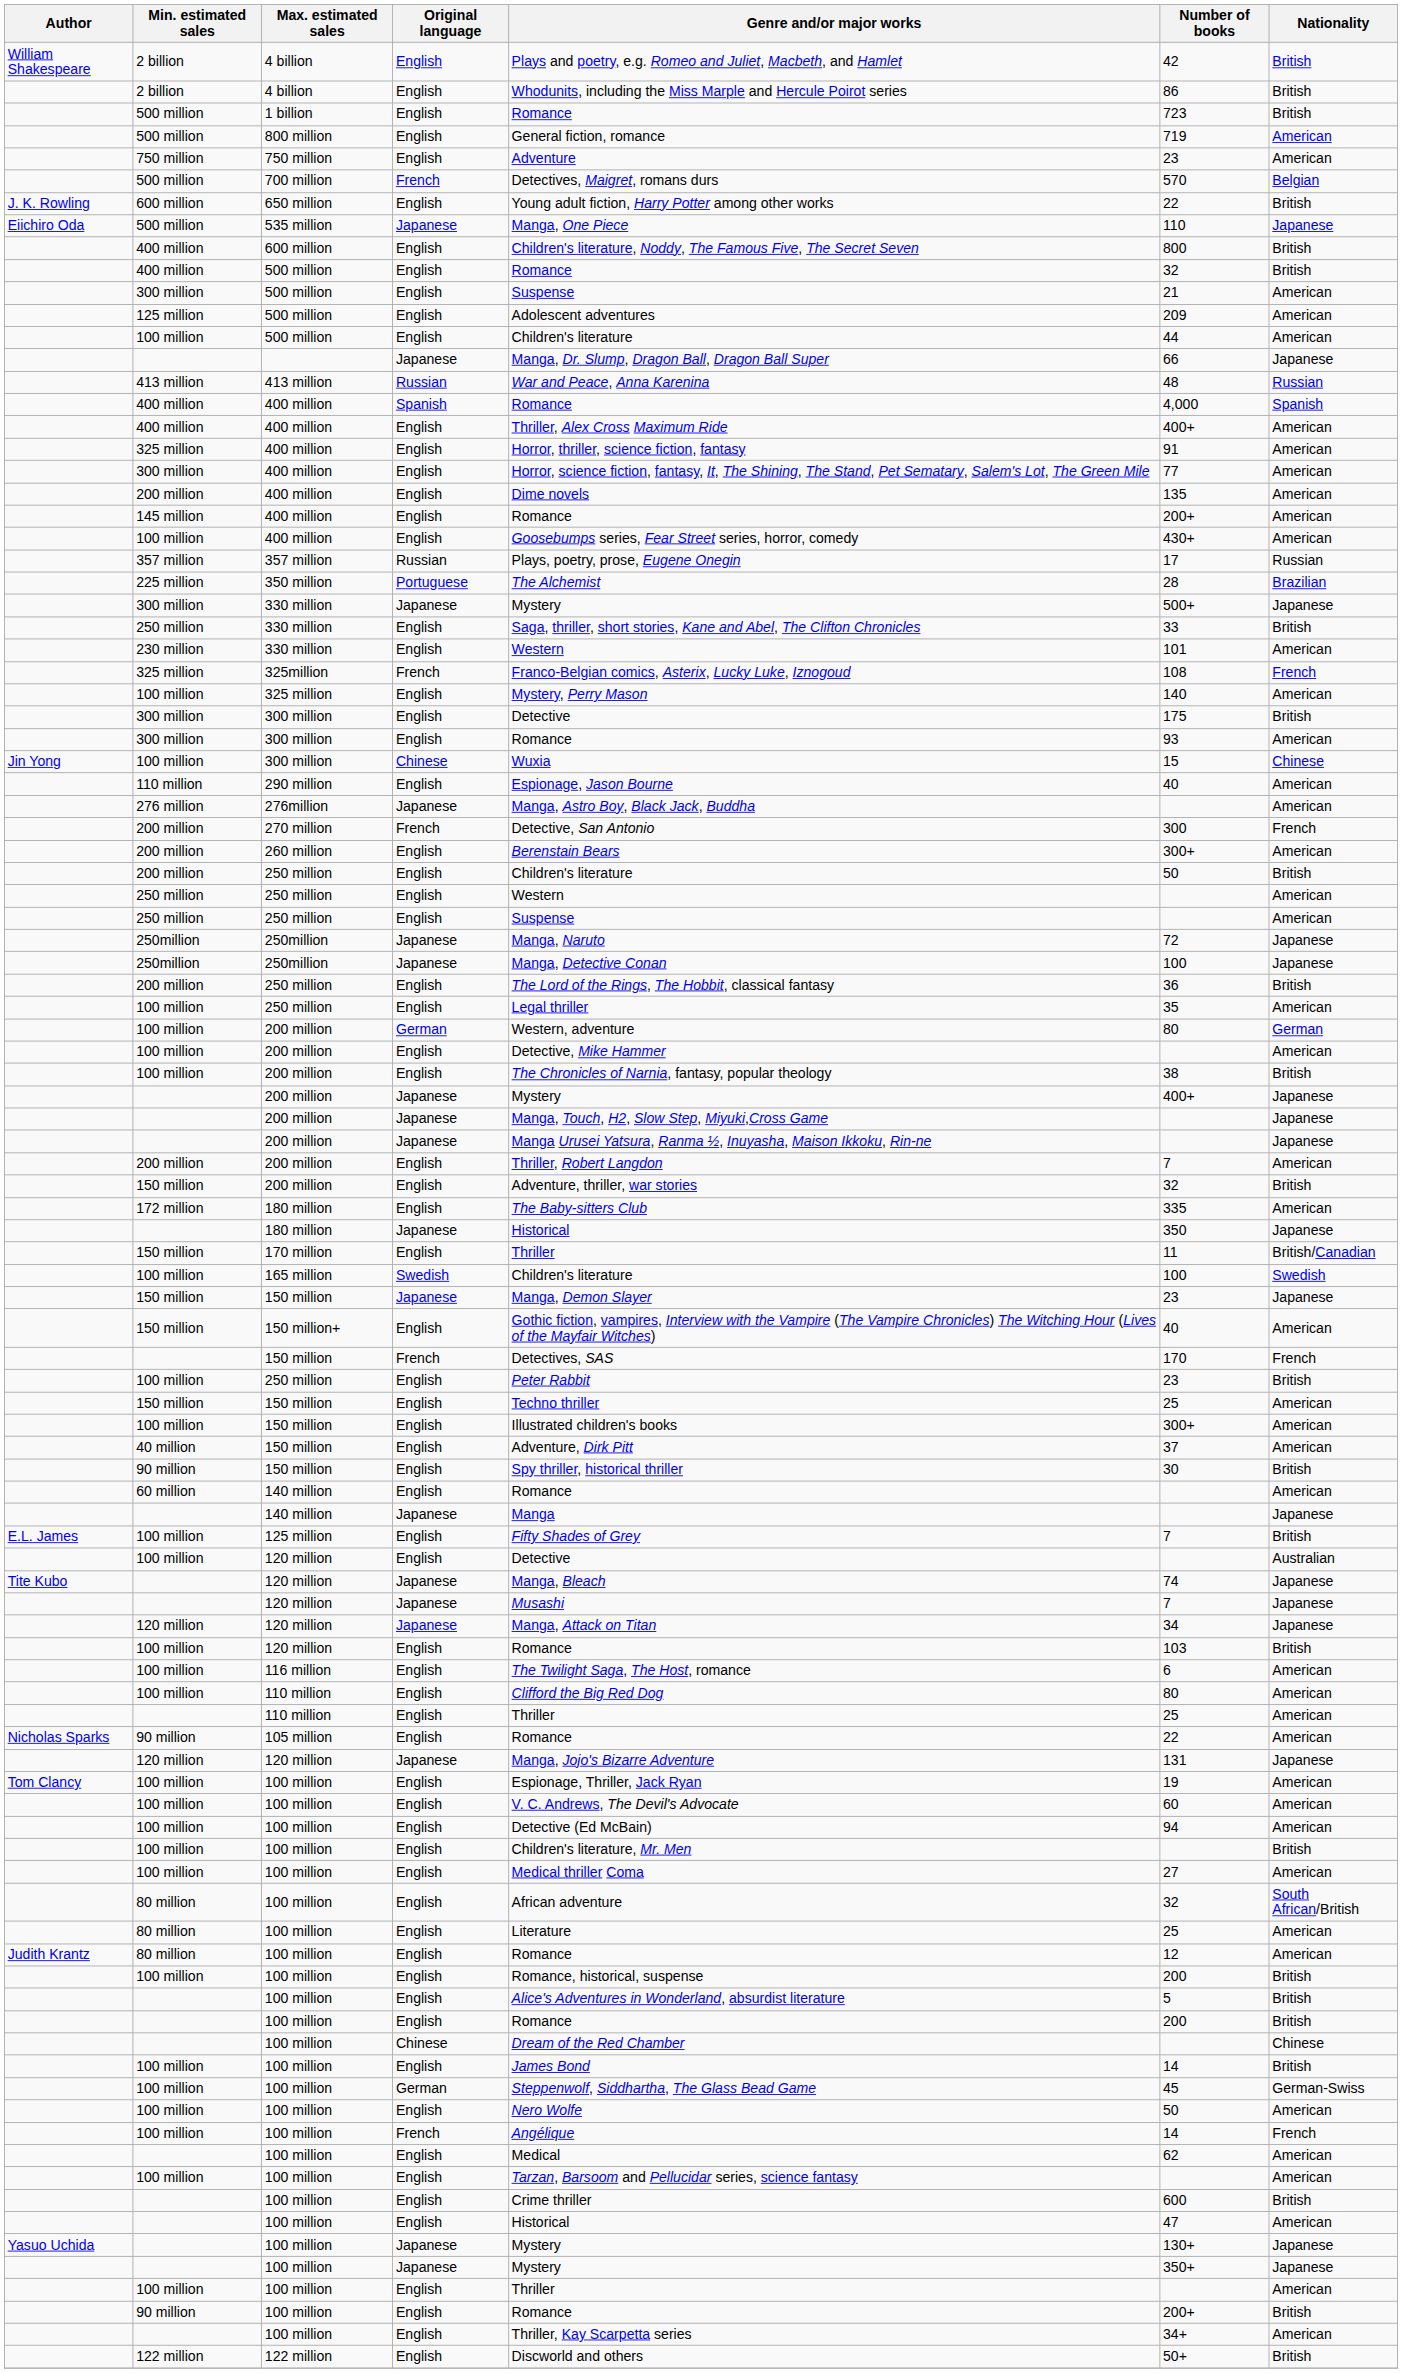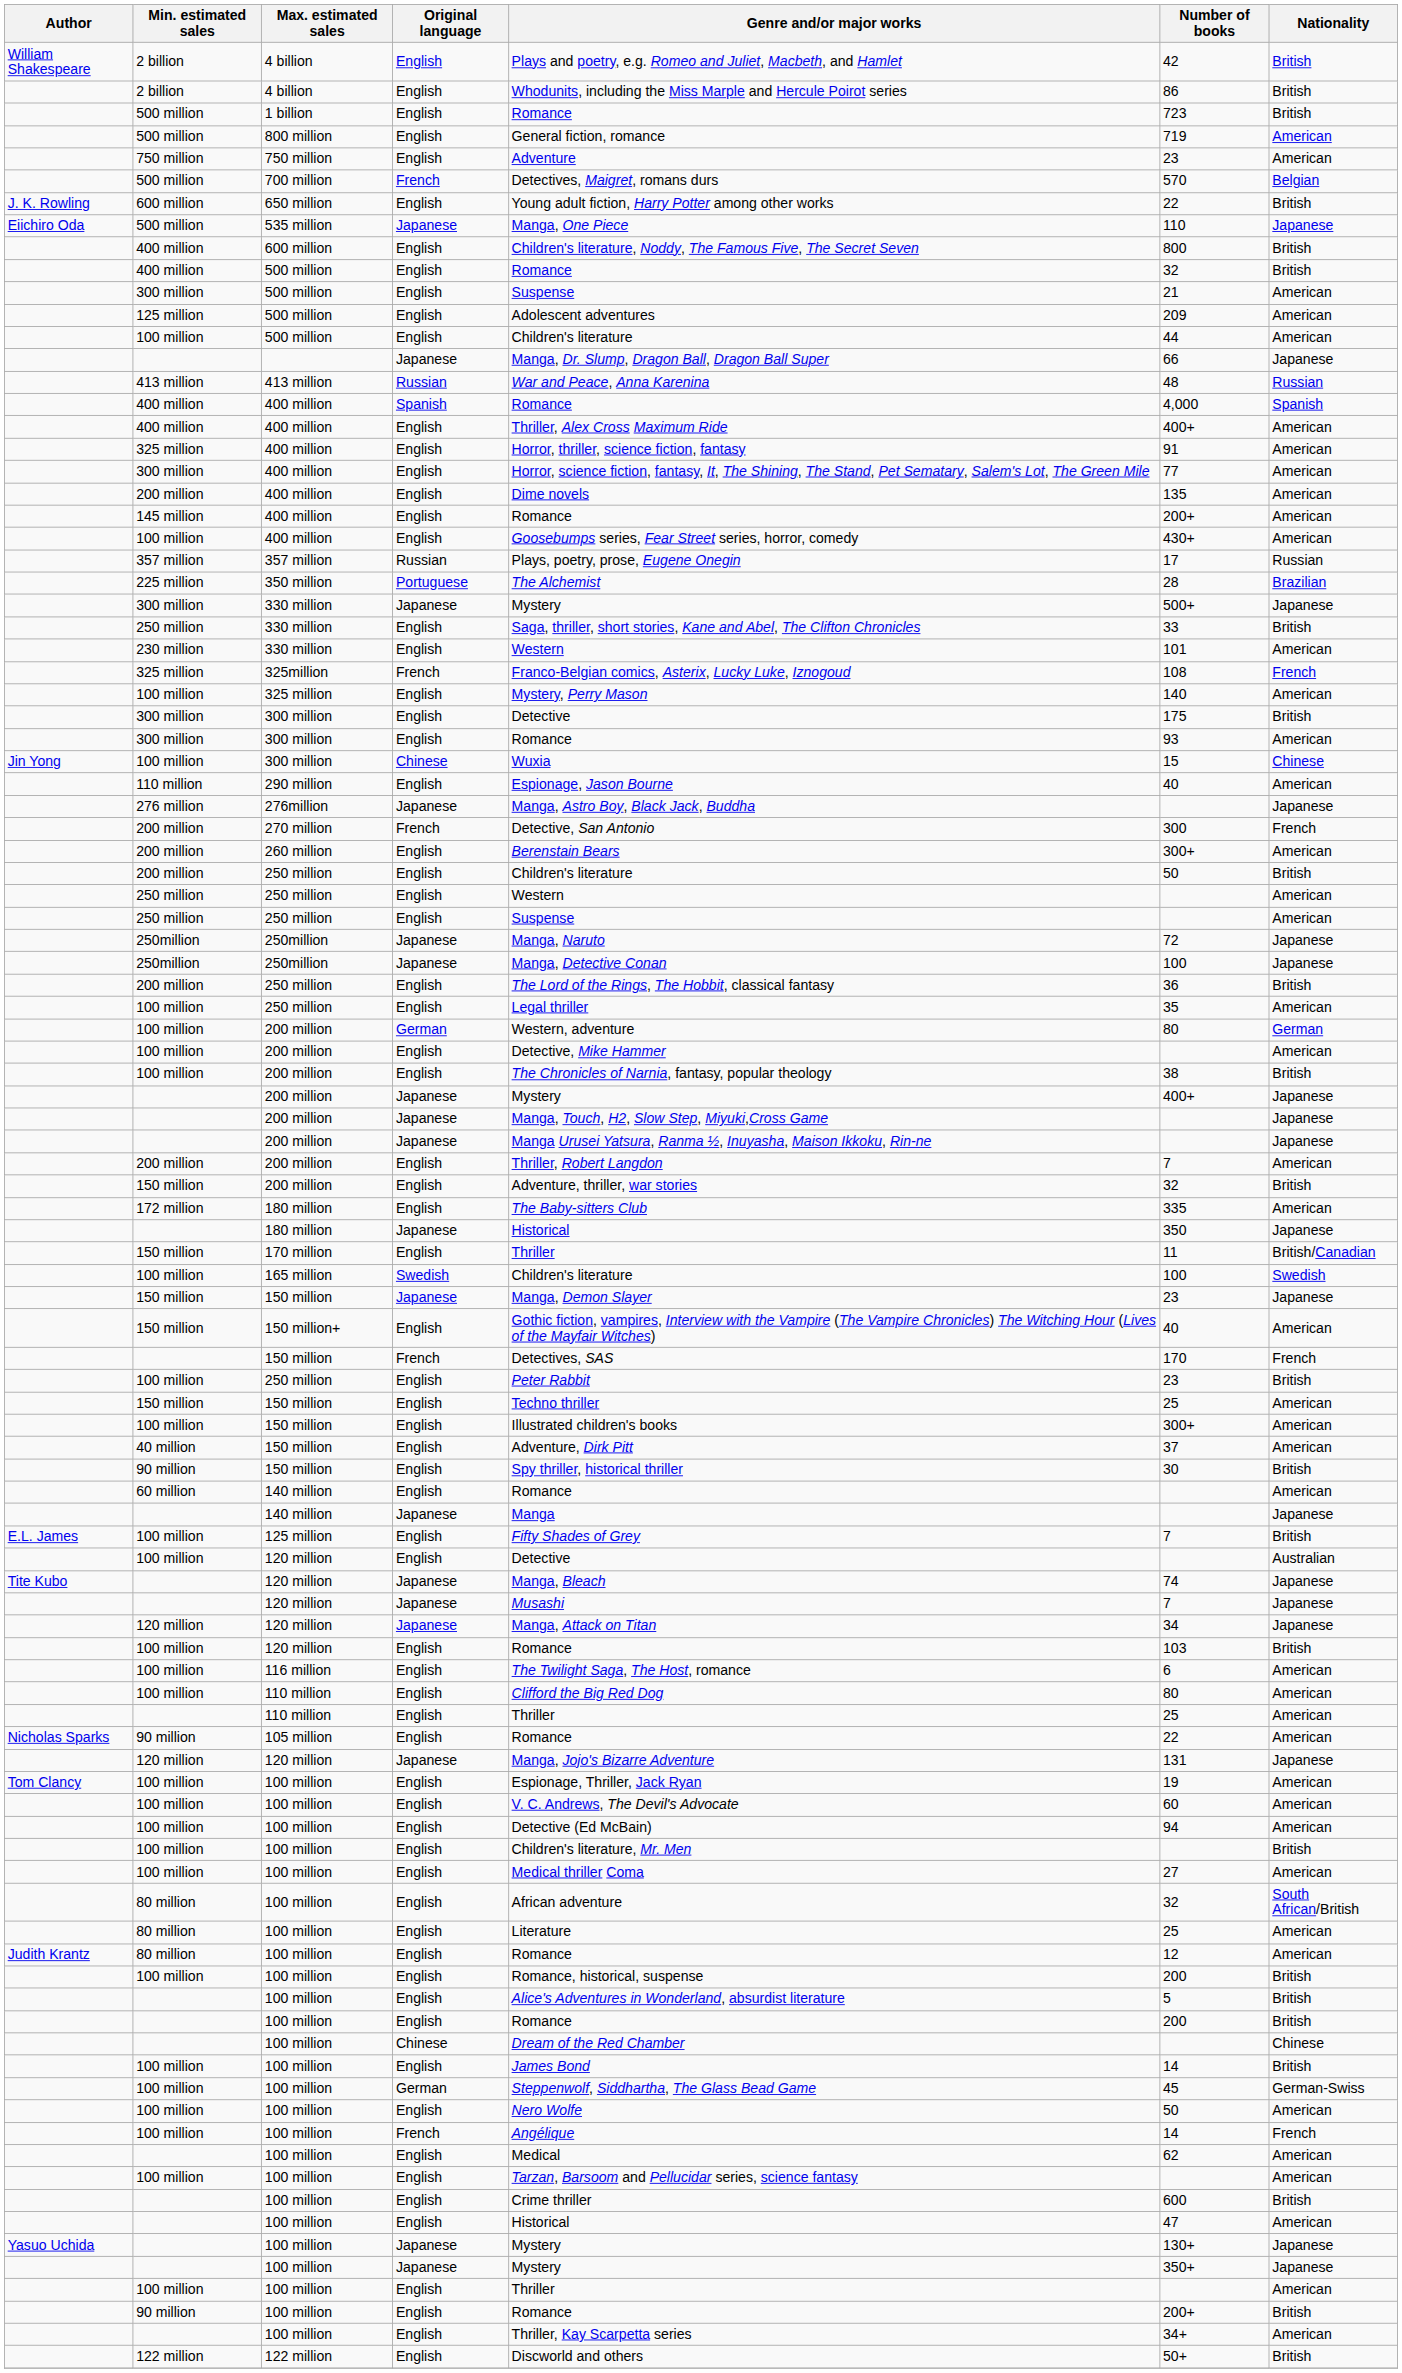(1302, 806) American -> (1303, 806) Japanese
